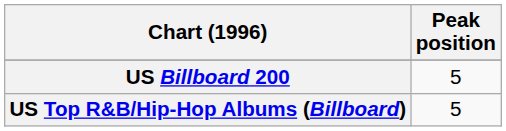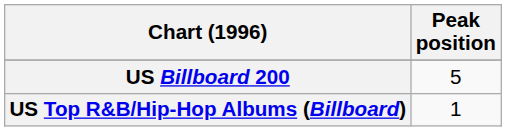(456, 109) 5 -> (456, 109) 1
